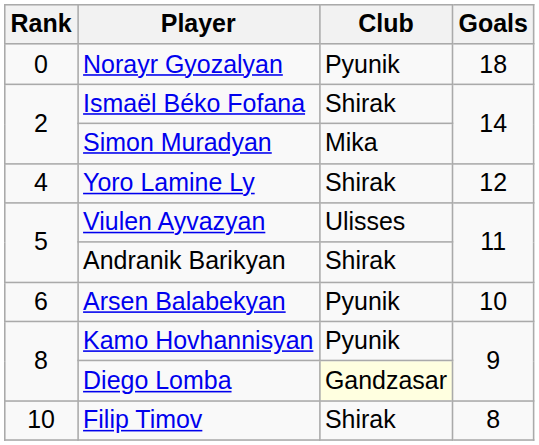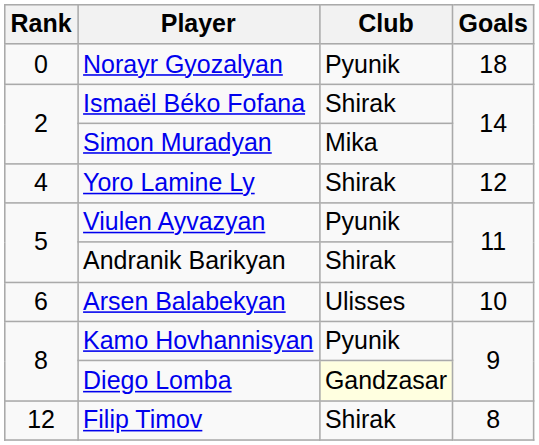(365, 222) Ulisses -> (362, 222) Pyunik
(362, 301) Pyunik -> (365, 301) Ulisses
(41, 420) 10 -> (41, 420) 12
